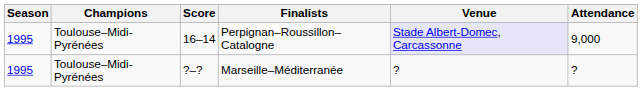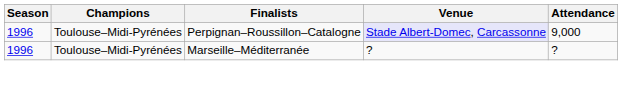- column: (199, 13)
(20, 38) 1995 -> (20, 32) 1996
(20, 70) 1995 -> (20, 50) 1996
